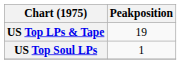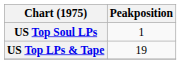rows swapped: (56, 31) <-> (56, 50)
